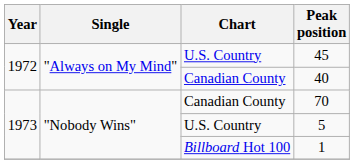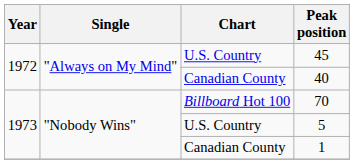(235, 101) Canadian County -> (237, 101) Billboard Hot 100
(237, 147) Billboard Hot 100 -> (235, 147) Canadian County
